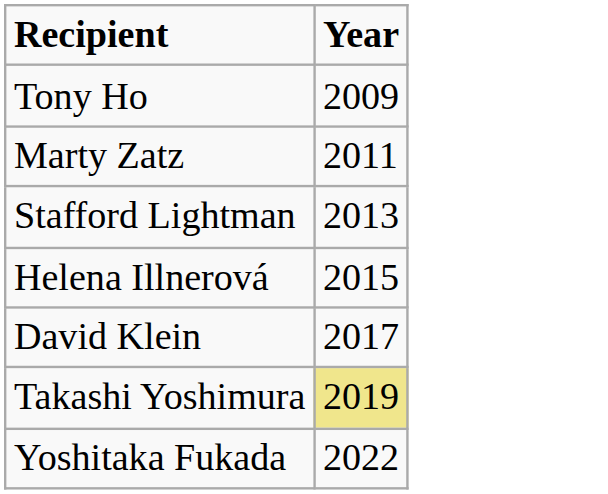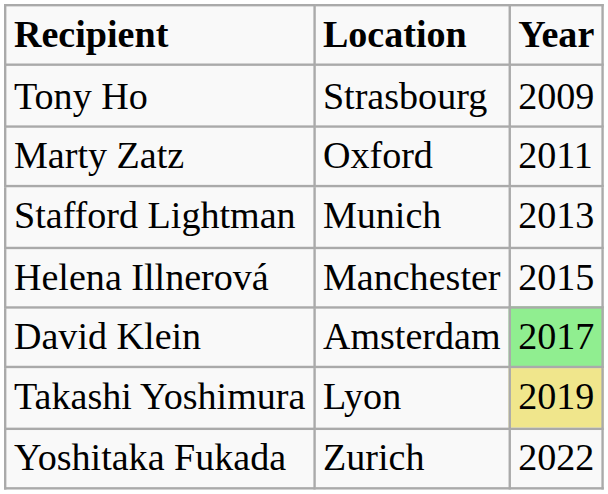+ column: (395, 34)
(361, 336) no background -> (556, 336) lightgreen background
